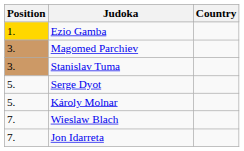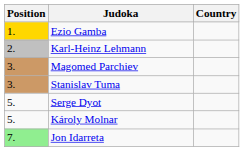+ row: (98, 48)
- row: (85, 119)
(11, 137) no background -> (11, 137) lightgreen background
